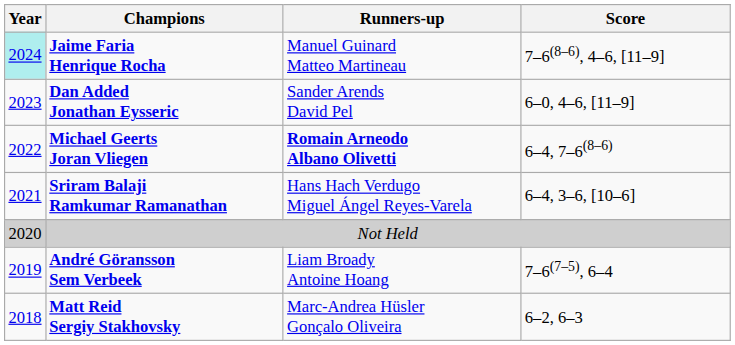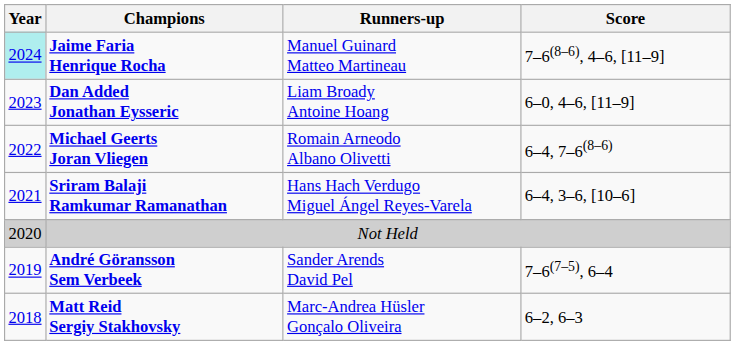(336, 102) Sander Arends David Pel -> (338, 102) Liam Broady Antoine Hoang
(348, 149) bold -> (344, 149) normal
(338, 270) Liam Broady Antoine Hoang -> (336, 270) Sander Arends David Pel
